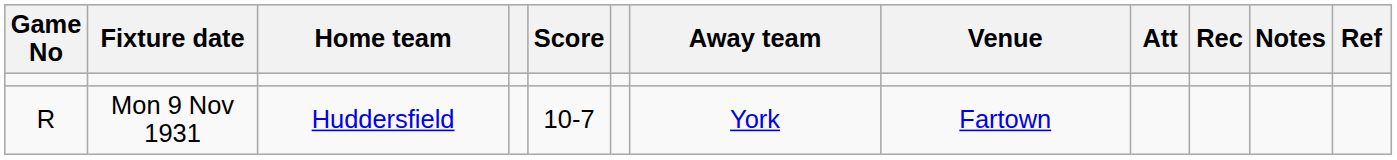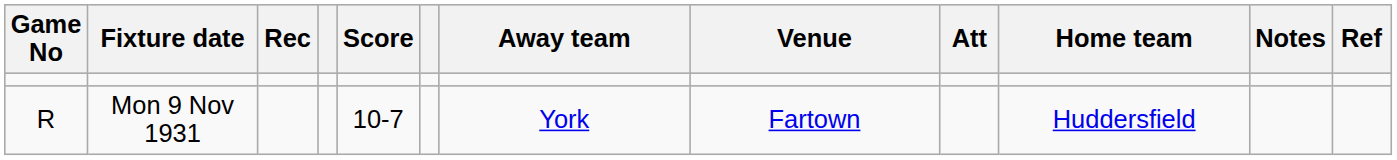columns swapped: (383, 38) <-> (1220, 38)
